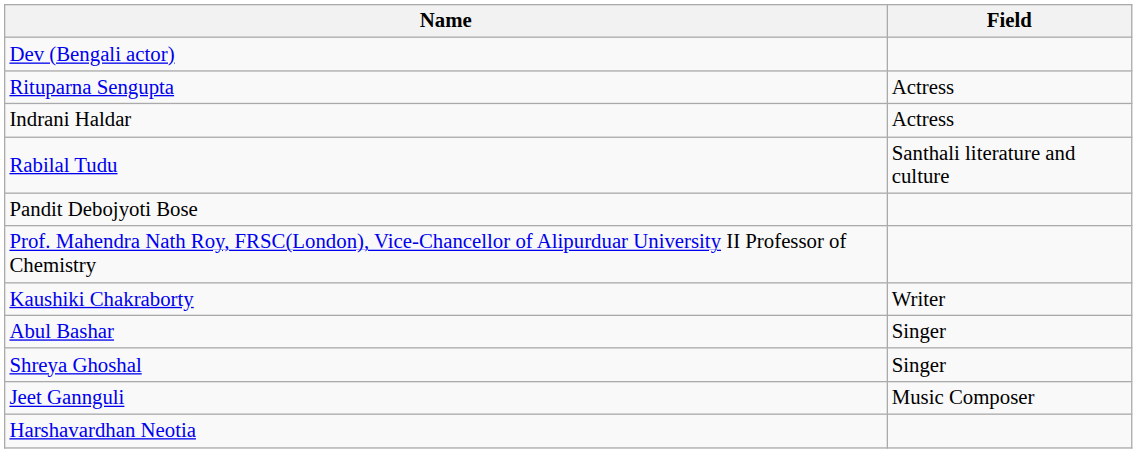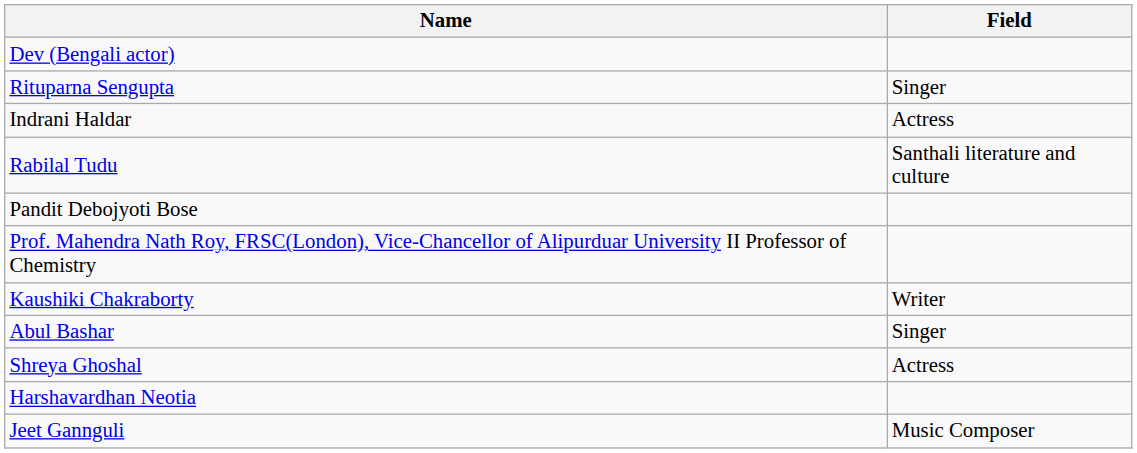(923, 86) Actress -> (919, 86) Singer
(919, 364) Singer -> (923, 364) Actress
rows swapped: (103, 430) <-> (67, 397)
